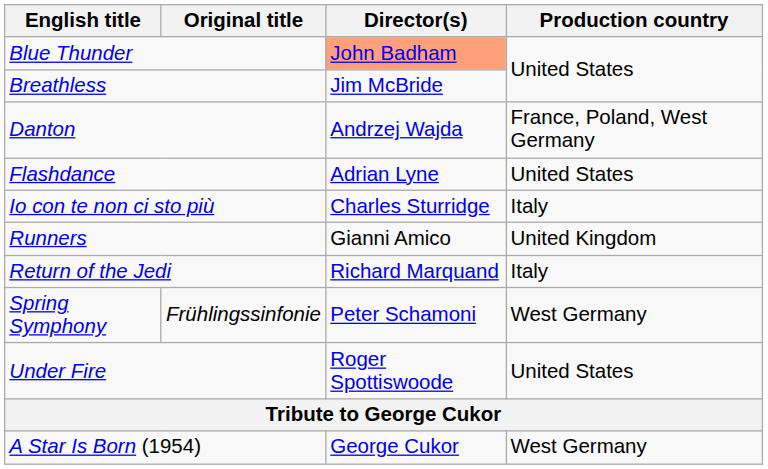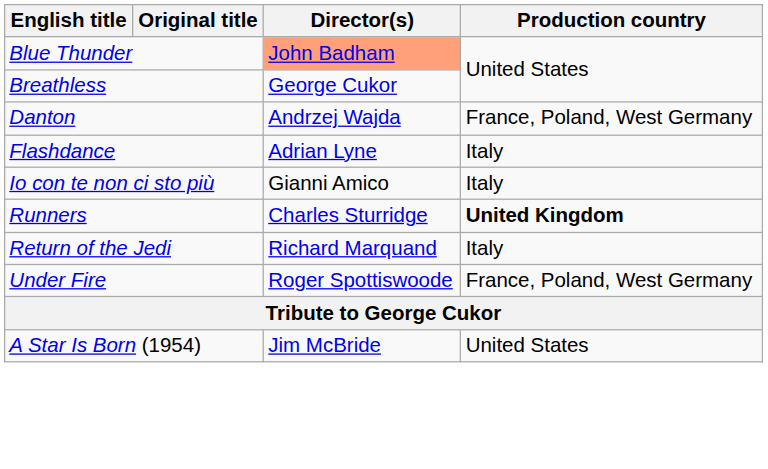(387, 85) Jim McBride -> (333, 85) George Cukor
(572, 173) United States -> (484, 150) Italy
(410, 206) Charles Sturridge -> (329, 183) Gianni Amico
(391, 238) Gianni Amico -> (348, 215) Charles Sturridge
(583, 238) normal -> (545, 215) bold
- row: (58, 315)
(572, 370) United States -> (609, 280) France, Poland, West Germany
(395, 447) George Cukor -> (325, 345) Jim McBride
(579, 447) West Germany -> (527, 345) United States
